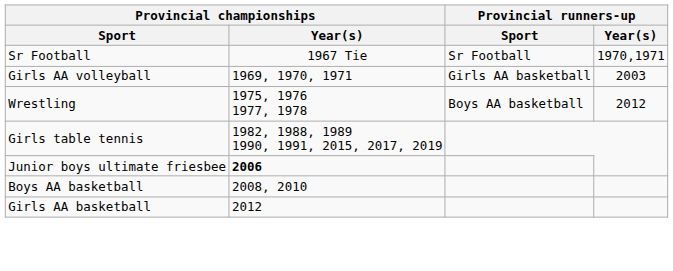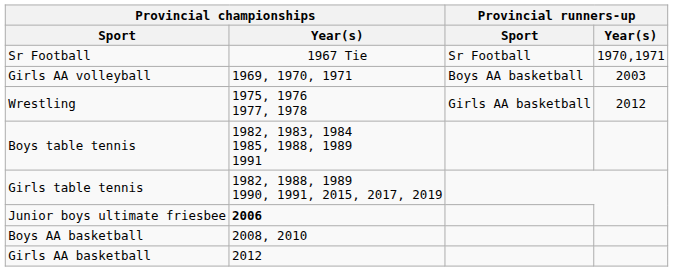(520, 76) Girls AA basketball -> (516, 76) Boys AA basketball
(516, 104) Boys AA basketball -> (520, 104) Girls AA basketball
+ row: (72, 146)
